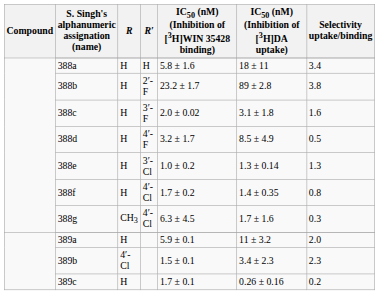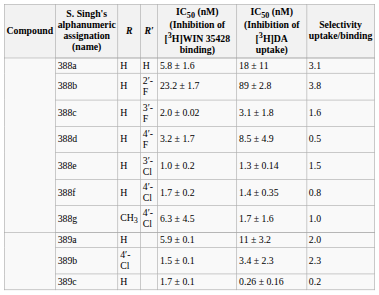(315, 65) 3.4 -> (315, 65) 3.1
(315, 166) 1.3 -> (315, 166) 1.5
(315, 219) 0.3 -> (315, 219) 1.0
